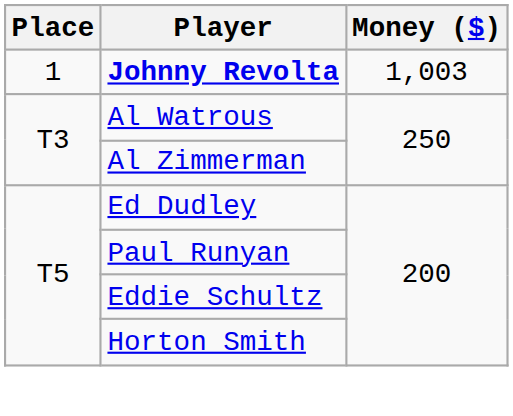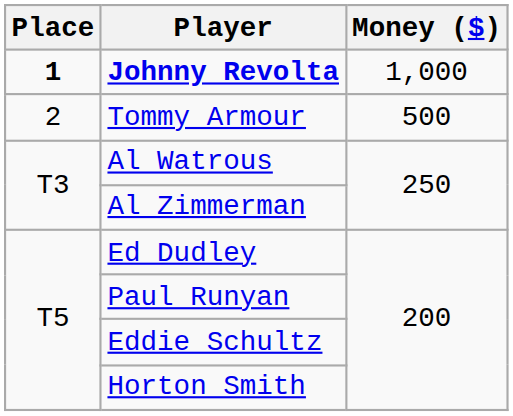(53, 72) normal -> (53, 72) bold
(427, 72) 1,003 -> (427, 72) 1,000
+ row: (207, 117)
